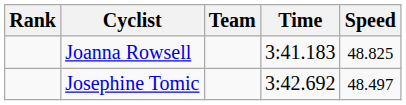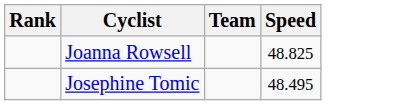- column: (300, 20)
(370, 85) 48.497 -> (291, 85) 48.495
